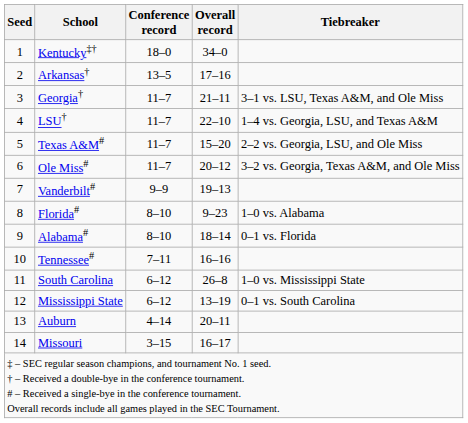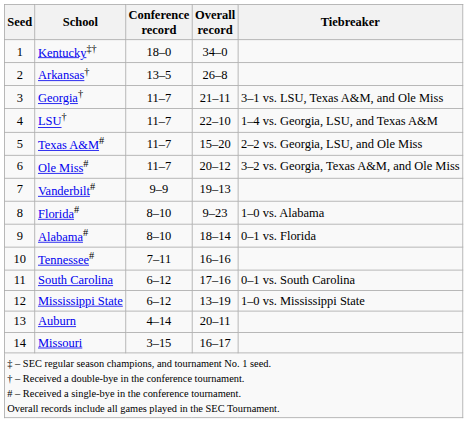(215, 74) 17–16 -> (215, 74) 26–8
(215, 280) 26–8 -> (215, 280) 17–16
(303, 280) 1–0 vs. Mississippi State -> (298, 280) 0–1 vs. South Carolina
(298, 301) 0–1 vs. South Carolina -> (303, 301) 1–0 vs. Mississippi State
